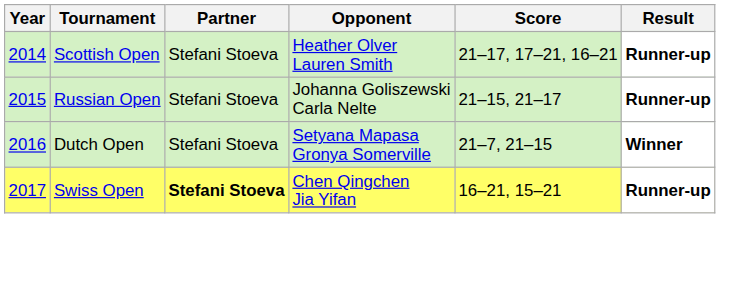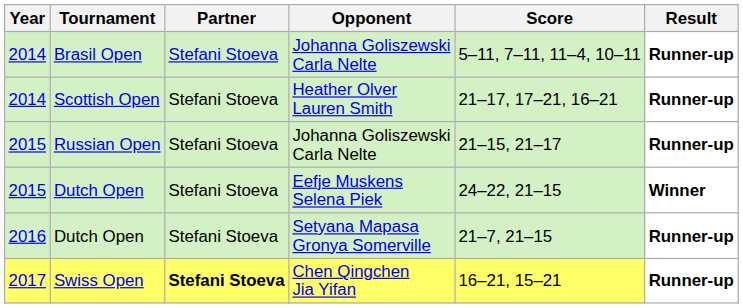+ row: (98, 54)
+ row: (99, 190)
(654, 145) Winner -> (691, 236) Runner-up
